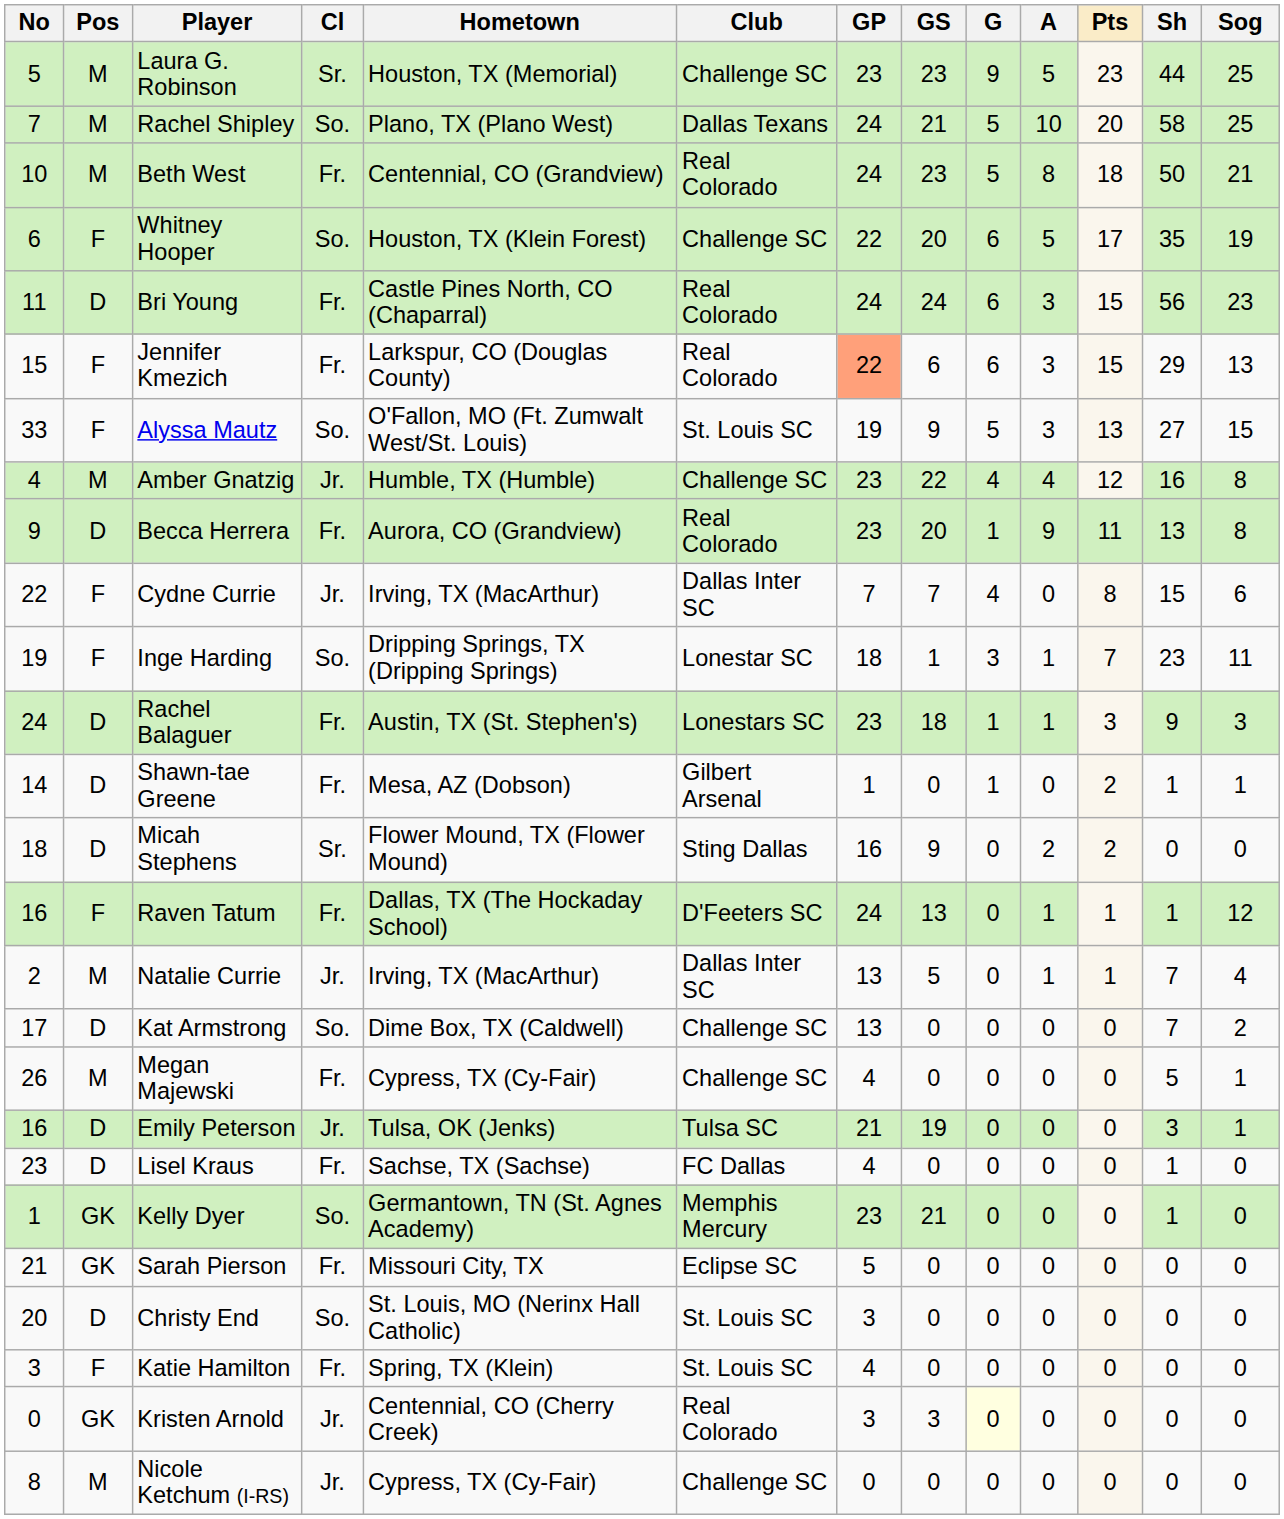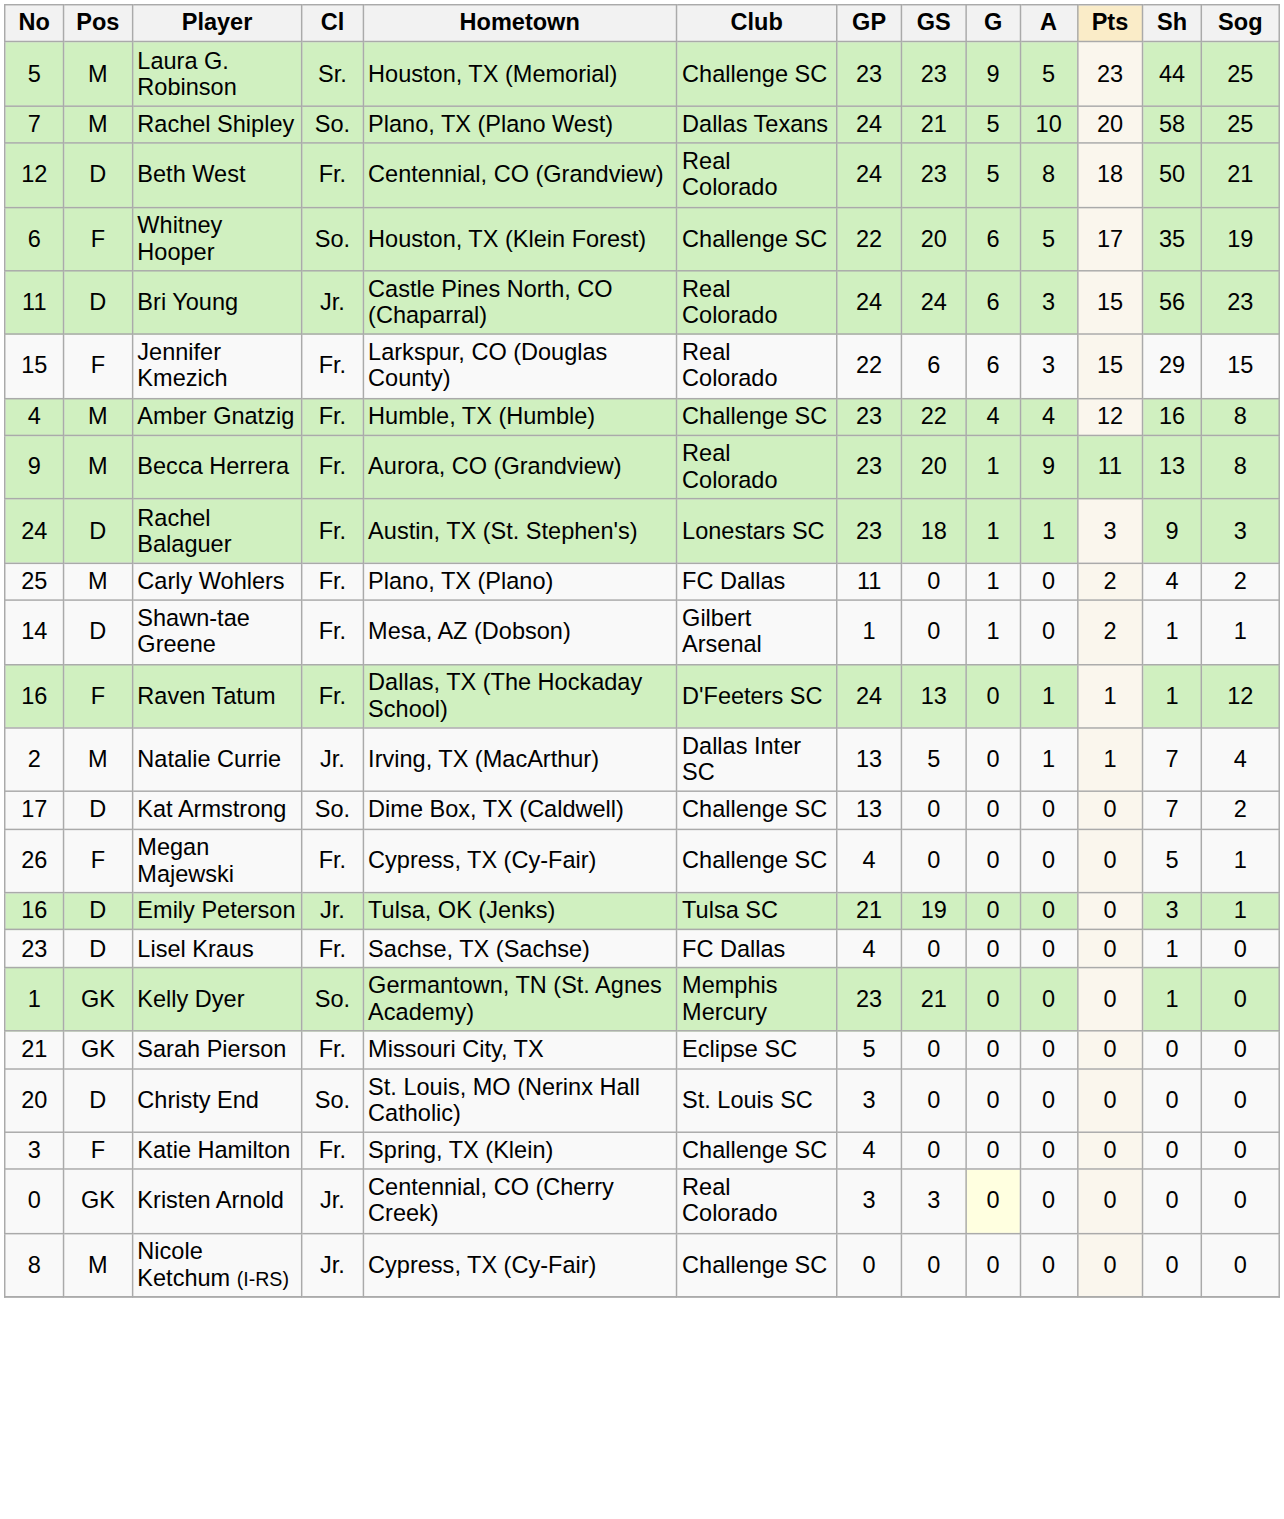(34, 174) 10 -> (34, 174) 12
(98, 174) M -> (98, 174) D
(332, 302) Fr. -> (332, 302) Jr.
(869, 366) lightsalmon background -> (869, 366) no background
(1240, 366) 13 -> (1240, 366) 15
- row: (207, 429)
(332, 480) Jr. -> (332, 416) Fr.
(98, 530) D -> (98, 467) M
- row: (207, 594)
- row: (205, 658)
+ row: (211, 581)
- row: (187, 849)
(98, 1078) M -> (98, 860) F
(747, 1368) St. Louis SC -> (755, 1150) Challenge SC
